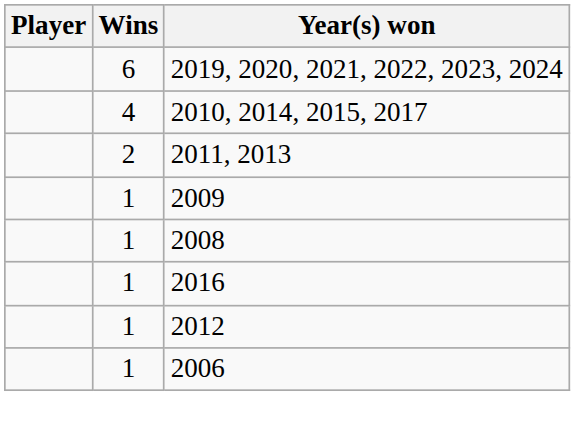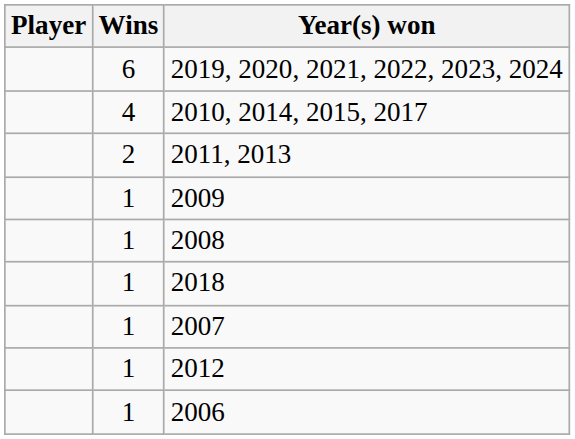+ row: (198, 283)
- row: (198, 283)
+ row: (198, 326)
